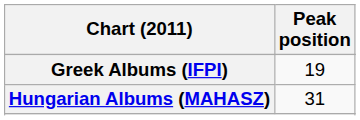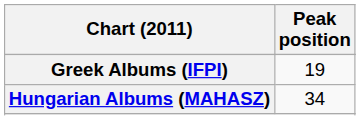(315, 98) 31 -> (315, 98) 34
